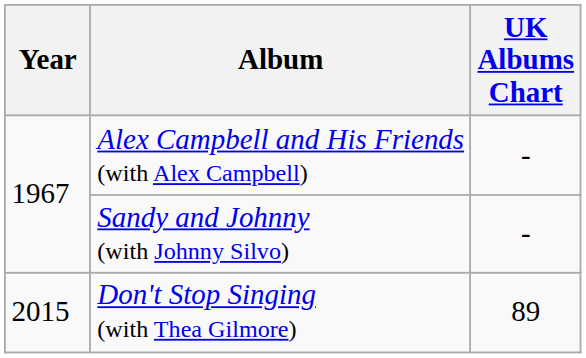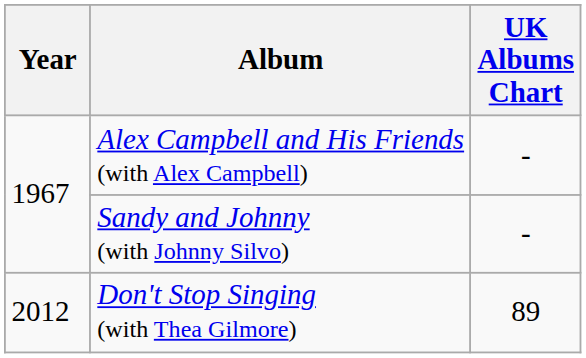(41, 311) 2015 -> (41, 311) 2012
